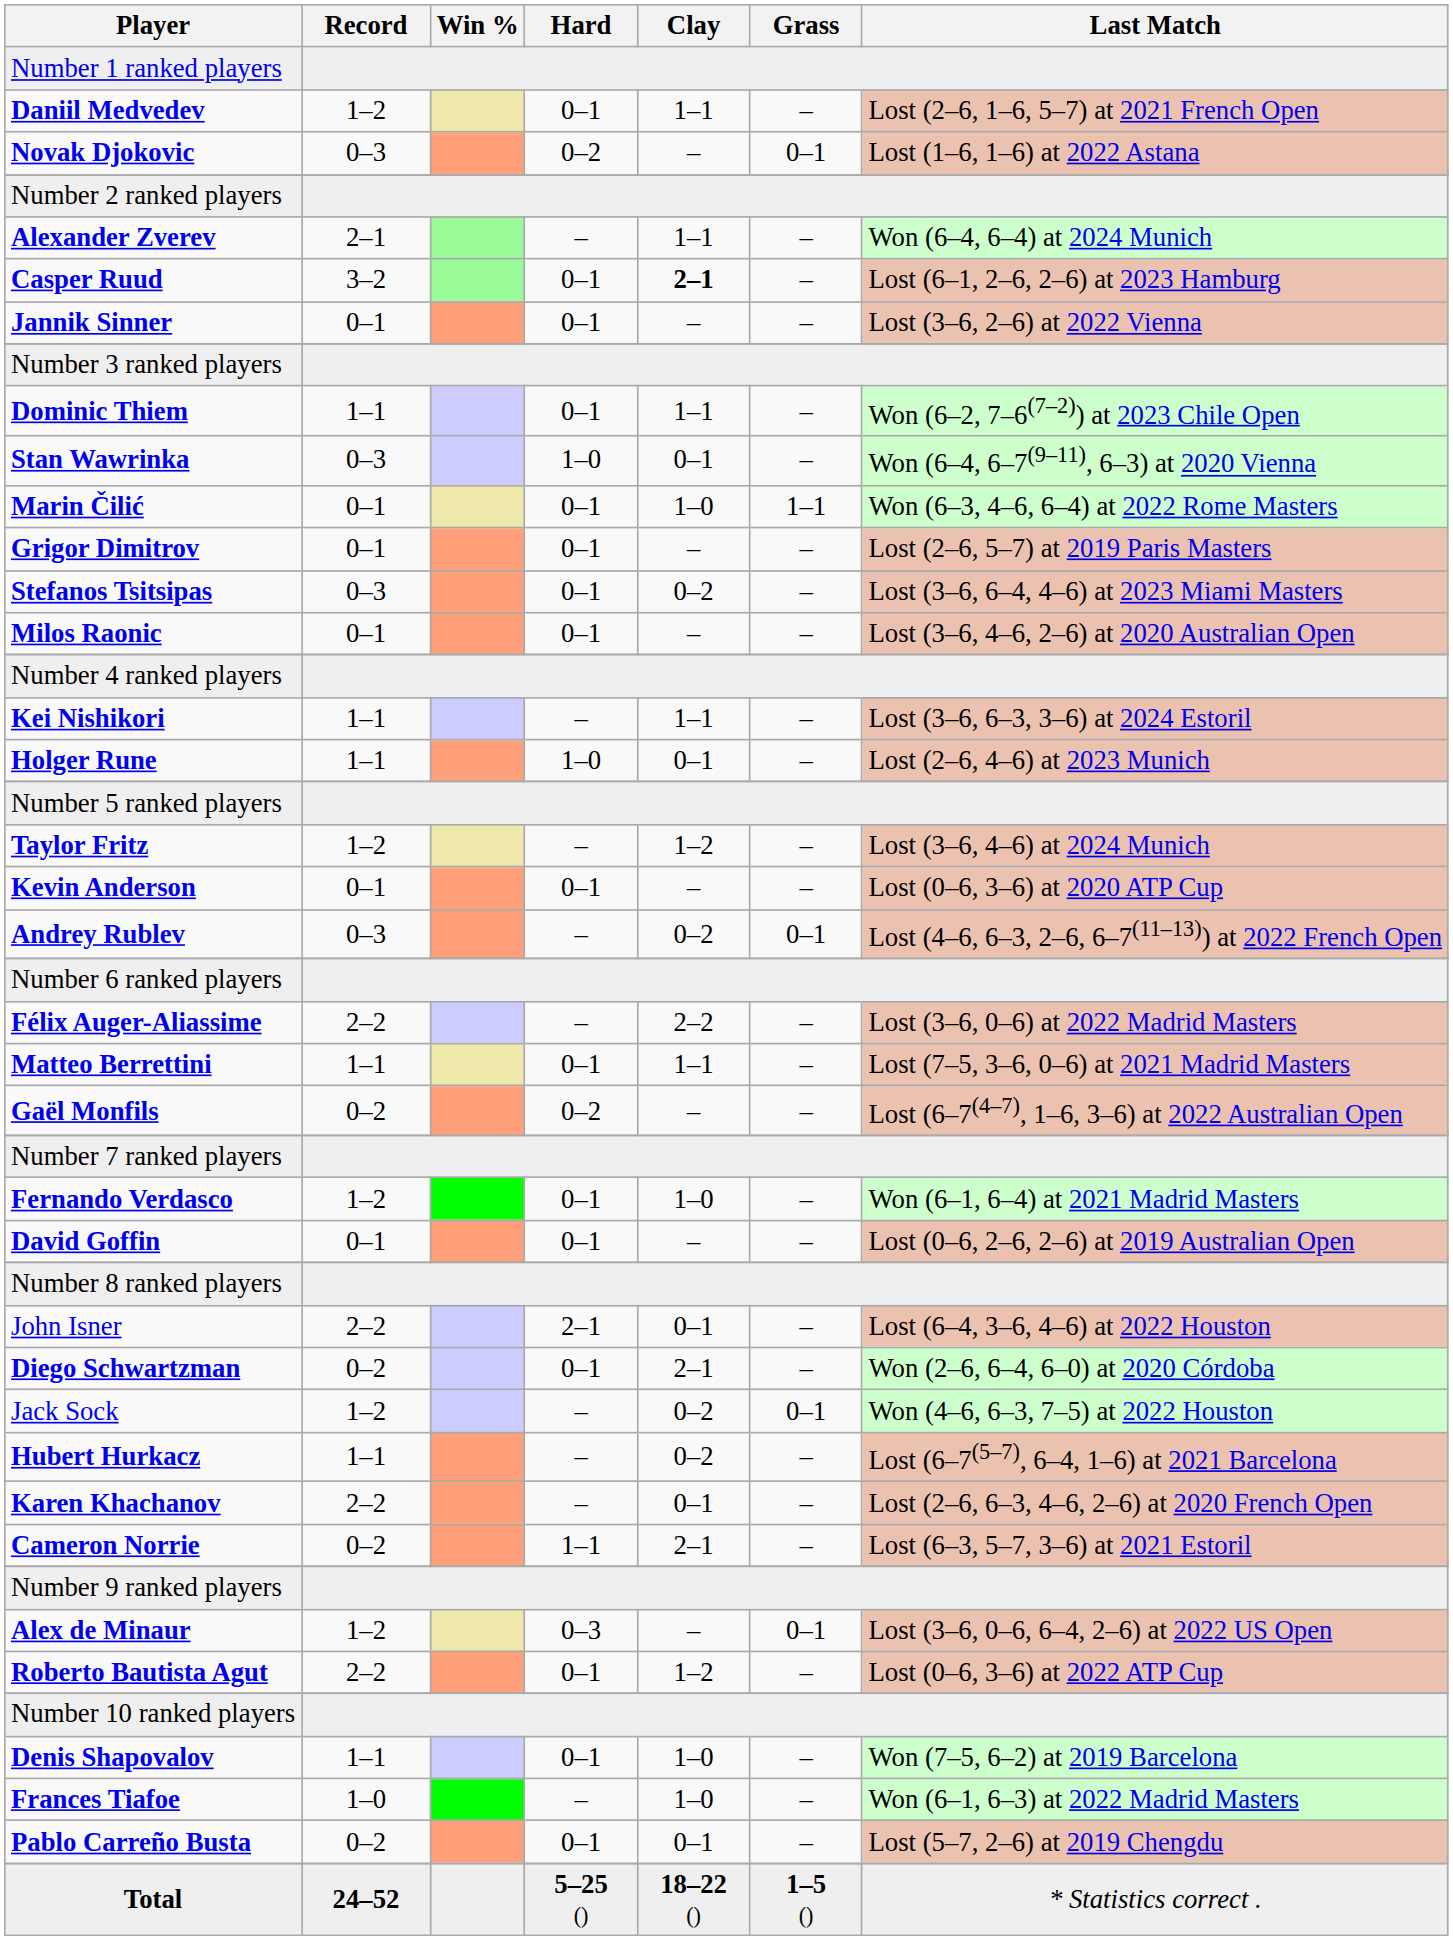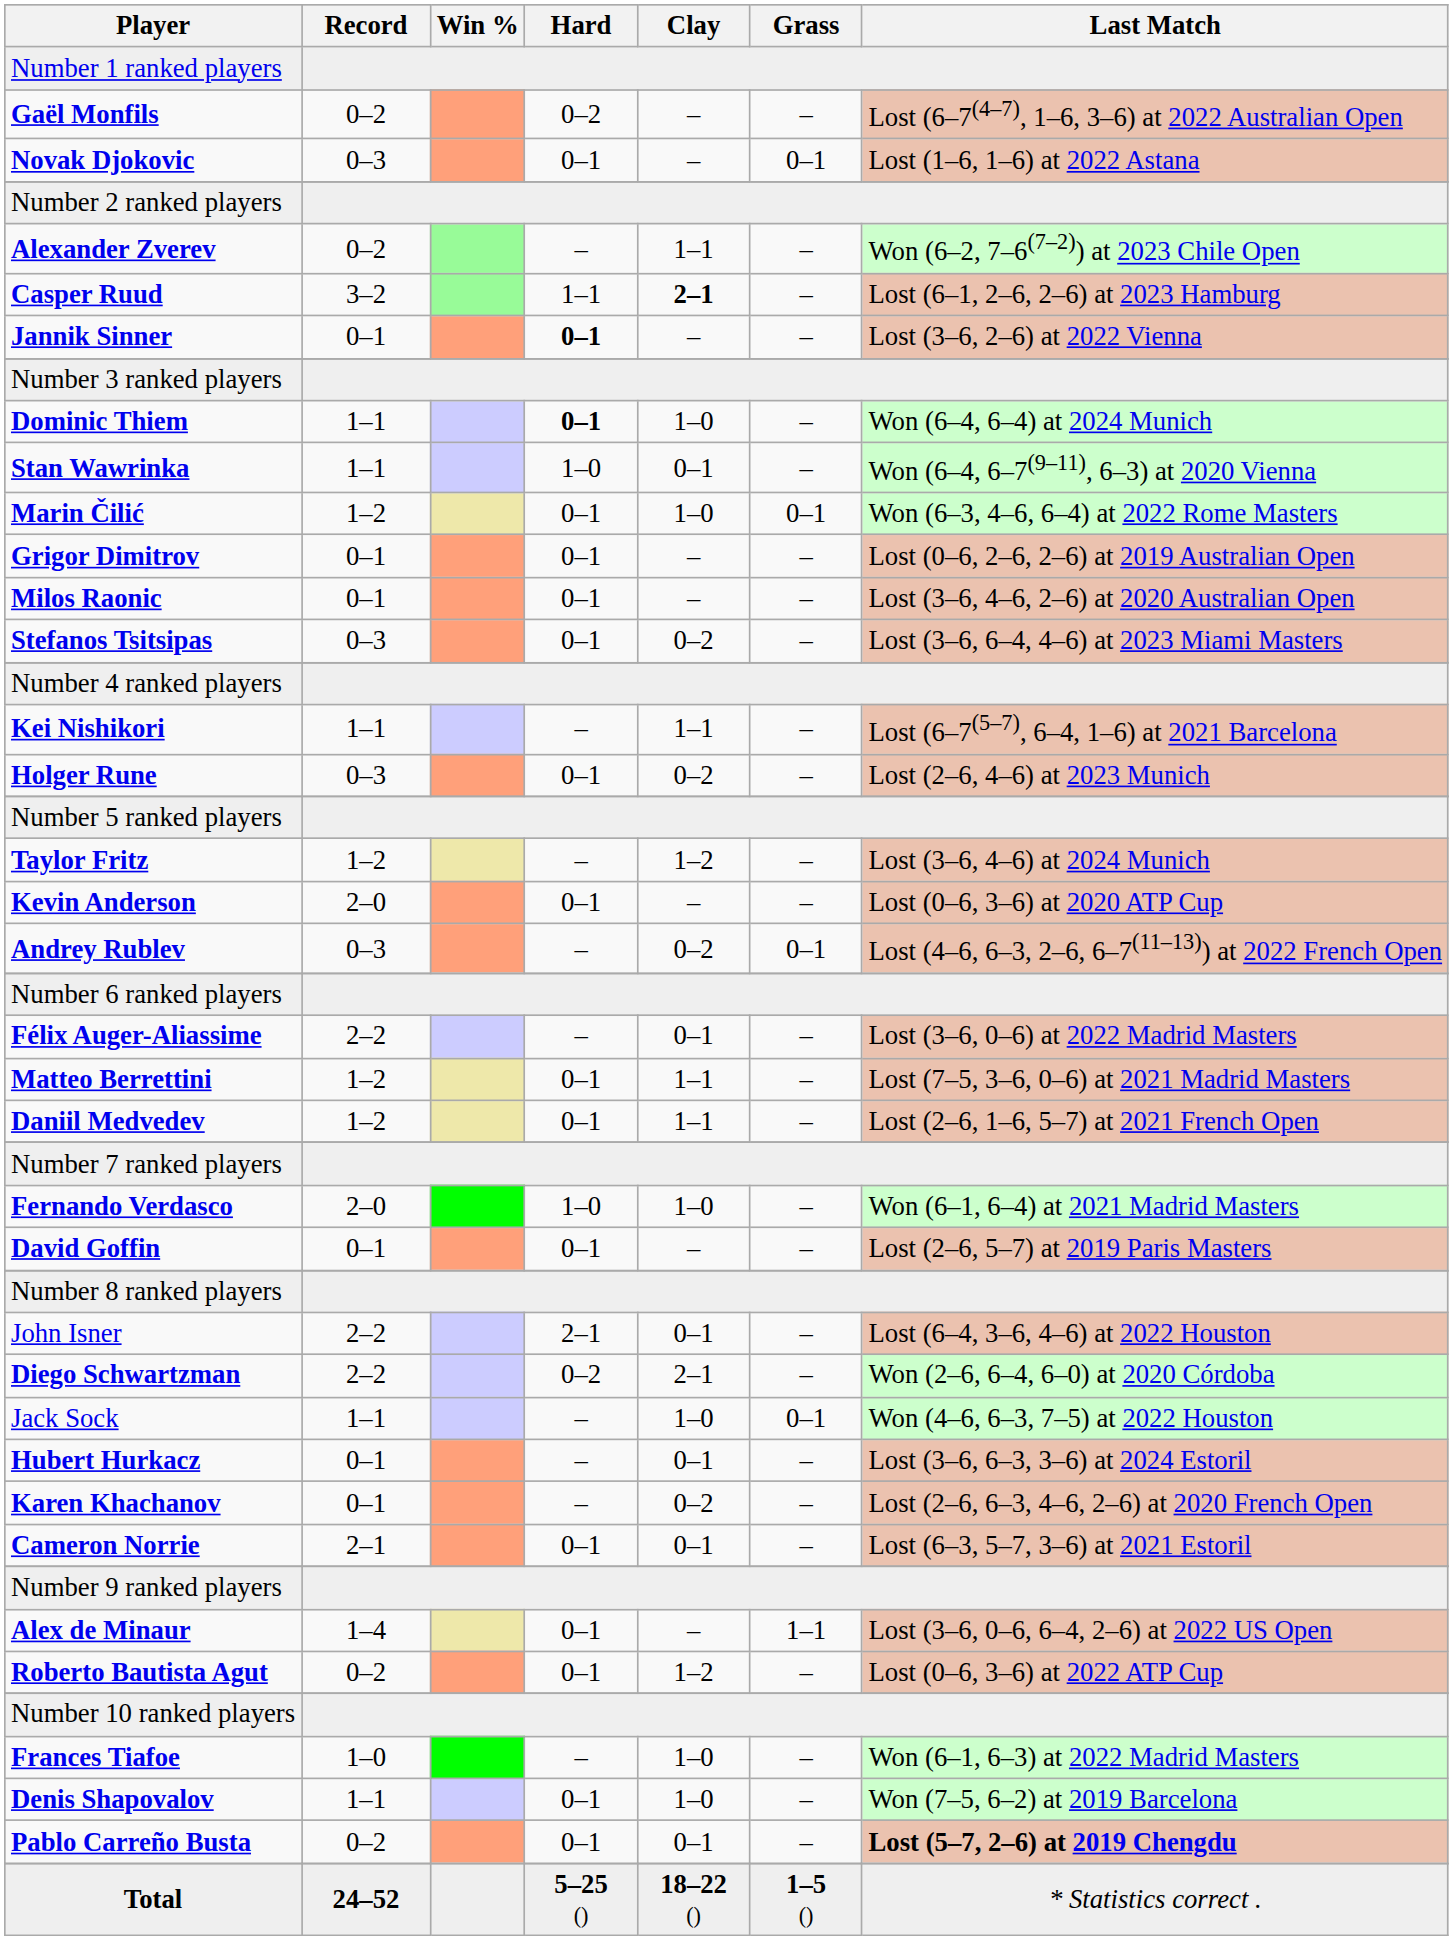rows swapped: (108, 110) <-> (85, 1110)
(581, 152) 0–2 -> (581, 160) 0–1
(366, 237) 2–1 -> (366, 248) 0–2
(1040, 237) Won (6–4, 6–4) at 2024 Munich -> (1084, 248) Won (6–2, 7–6(7–2)) at 2023 Chile Open
(581, 279) 0–1 -> (581, 294) 1–1
(581, 322) normal -> (581, 336) bold
(581, 410) normal -> (581, 421) bold
(694, 410) 1–1 -> (694, 421) 1–0
(1084, 410) Won (6–2, 7–6(7–2)) at 2023 Chile Open -> (1040, 421) Won (6–4, 6–4) at 2024 Munich
(366, 460) 0–3 -> (366, 467) 1–1
(366, 506) 0–1 -> (366, 513) 1–2
(806, 506) 1–1 -> (806, 513) 0–1
(1070, 548) Lost (2–6, 5–7) at 2019 Paris Masters -> (1112, 555) Lost (0–6, 2–6, 2–6) at 2019 Australian Open
rows swapped: (86, 633) <-> (112, 591)
(1060, 718) Lost (3–6, 6–3, 3–6) at 2024 Estoril -> (1103, 729) Lost (6–7(5–7), 6–4, 1–6) at 2021 Barcelona
(366, 760) 1–1 -> (366, 774) 0–3
(581, 760) 1–0 -> (581, 774) 0–1
(694, 760) 0–1 -> (694, 774) 0–2
(366, 887) 0–1 -> (366, 902) 2–0
(694, 1022) 2–2 -> (694, 1036) 0–1
(366, 1064) 1–1 -> (366, 1078) 1–2
(366, 1198) 1–2 -> (366, 1205) 2–0
(581, 1198) 0–1 -> (581, 1205) 1–0
(1112, 1241) Lost (0–6, 2–6, 2–6) at 2019 Australian Open -> (1070, 1248) Lost (2–6, 5–7) at 2019 Paris Masters
(366, 1368) 0–2 -> (366, 1375) 2–2
(581, 1368) 0–1 -> (581, 1375) 0–2
(366, 1410) 1–2 -> (366, 1417) 1–1
(694, 1410) 0–2 -> (694, 1417) 1–0
(366, 1456) 1–1 -> (366, 1460) 0–1
(694, 1456) 0–2 -> (694, 1460) 0–1
(1103, 1456) Lost (6–7(5–7), 6–4, 1–6) at 2021 Barcelona -> (1060, 1460) Lost (3–6, 6–3, 3–6) at 2024 Estoril
(366, 1502) 2–2 -> (366, 1502) 0–1
(694, 1502) 0–1 -> (694, 1502) 0–2
(366, 1544) 0–2 -> (366, 1544) 2–1
(581, 1544) 1–1 -> (581, 1544) 0–1
(694, 1544) 2–1 -> (694, 1544) 0–1
(366, 1629) 1–2 -> (366, 1629) 1–4
(581, 1629) 0–3 -> (581, 1629) 0–1
(806, 1629) 0–1 -> (806, 1629) 1–1
(366, 1672) 2–2 -> (366, 1672) 0–2
rows swapped: (95, 1799) <-> (112, 1756)
(1046, 1841) normal -> (1053, 1841) bold
